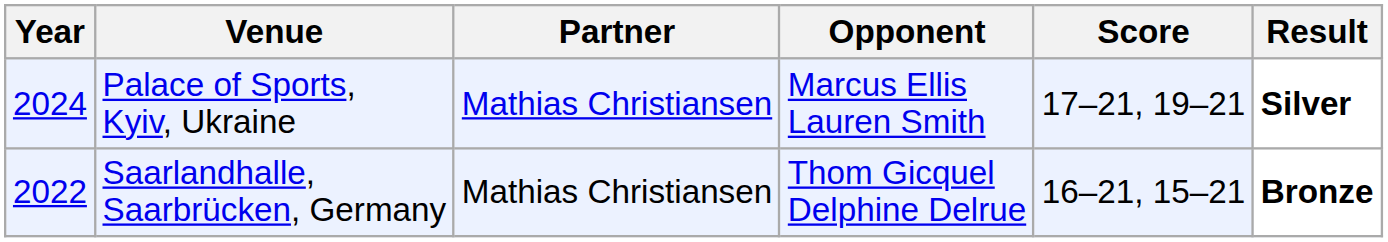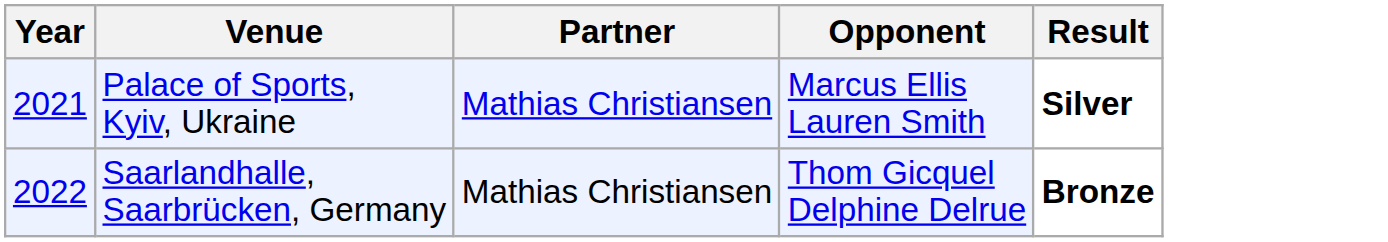- column: (1143, 32)
(50, 103) 2024 -> (50, 103) 2021
